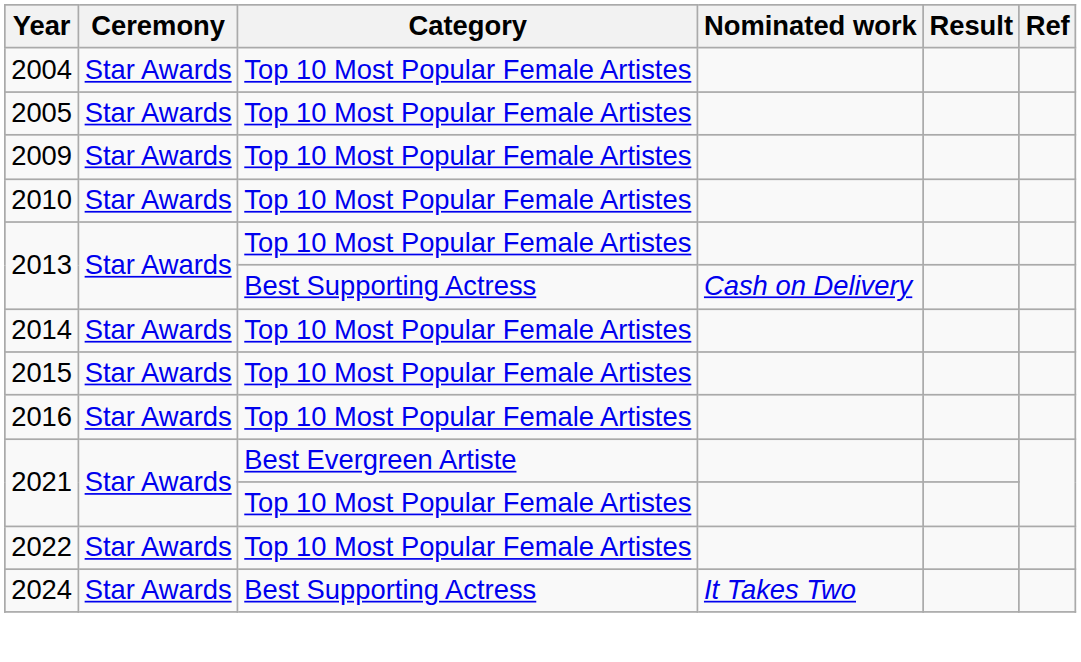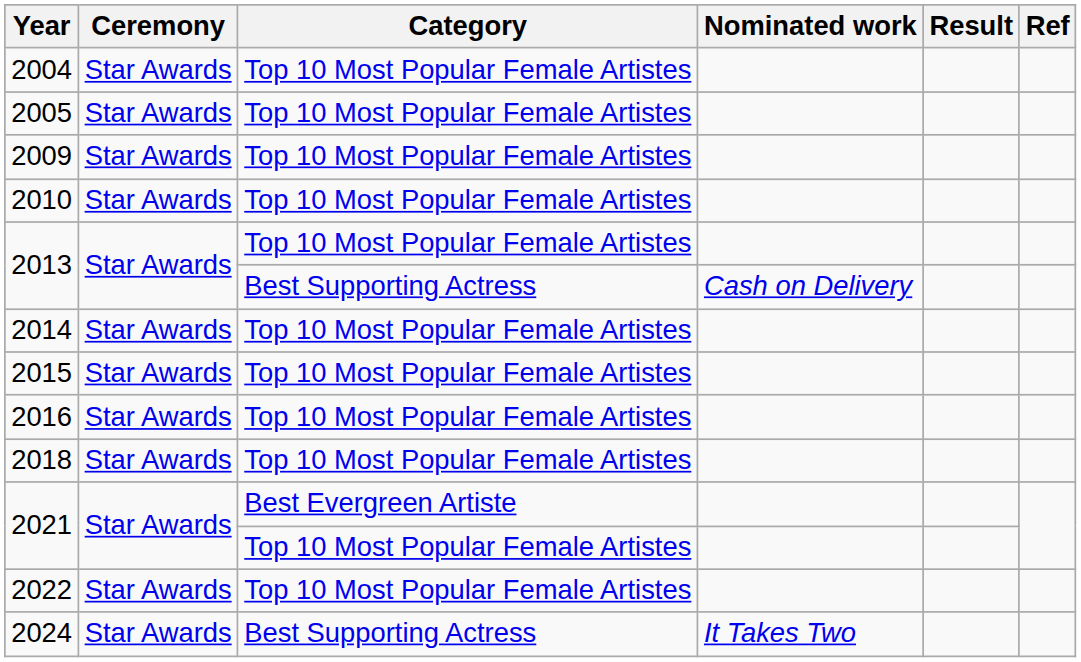+ row: (42, 460)
